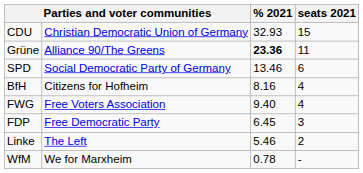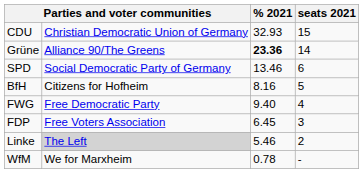(304, 50) 11 -> (304, 50) 14
(301, 86) 4 -> (301, 86) 5
(105, 104) Free Voters Association -> (102, 104) Free Democratic Party
(102, 123) Free Democratic Party -> (105, 123) Free Voters Association
(65, 141) no background -> (65, 141) lightgrey background
